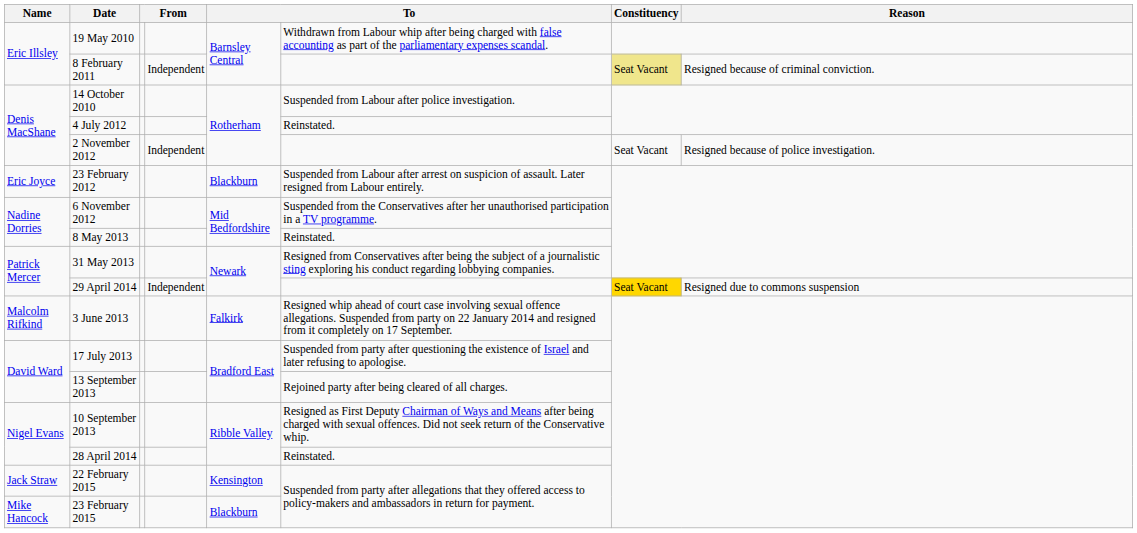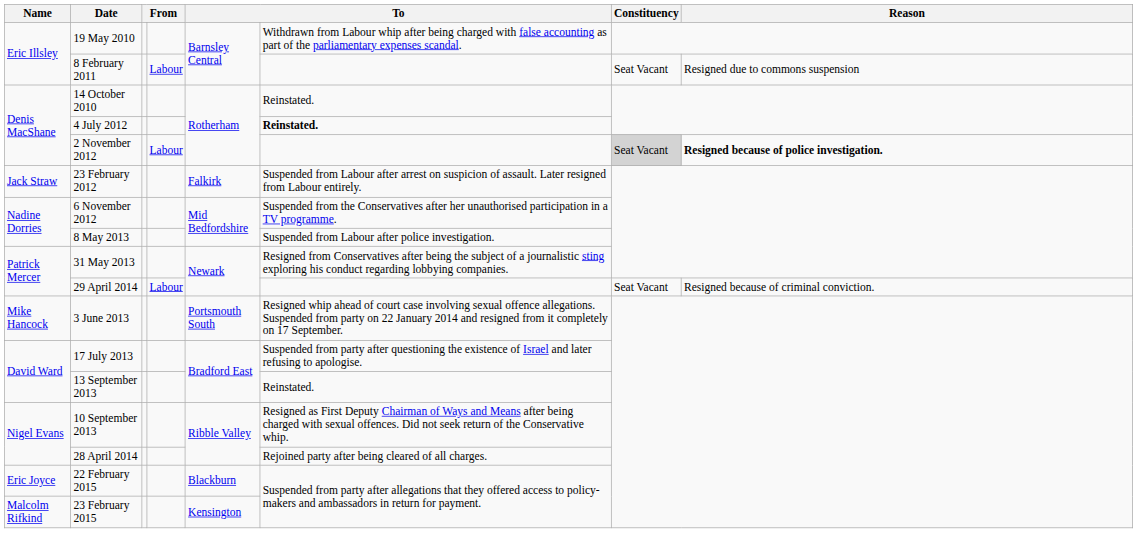(176, 69) Independent -> (166, 69) Labour
(641, 69) khaki background -> (641, 69) no background
(779, 69) Resigned because of criminal conviction. -> (772, 69) Resigned due to commons suspension
(399, 100) Suspended from Labour after police investigation. -> (288, 100) Reinstated.
(309, 125) normal -> (290, 125) bold
(176, 150) Independent -> (166, 150) Labour
(641, 150) no background -> (641, 150) lightgrey background
(779, 150) normal -> (783, 150) bold
(31, 181) Eric Joyce -> (32, 181) Jack Straw
(234, 181) Blackburn -> (205, 181) Falkirk
(309, 237) Reinstated. -> (378, 237) Suspended from Labour after police investigation.
(176, 287) Independent -> (166, 287) Labour
(641, 287) gold background -> (641, 287) no background
(772, 287) Resigned due to commons suspension -> (779, 287) Resigned because of criminal conviction.
(28, 318) Malcolm Rifkind -> (27, 318) Mike Hancock
(226, 318) Falkirk -> (215, 318) Portsmouth South
(395, 387) Rejoined party after being cleared of all charges. -> (288, 387) Reinstated.
(309, 456) Reinstated. -> (375, 456) Rejoined party after being cleared of all charges.
(32, 480) Jack Straw -> (31, 480) Eric Joyce
(236, 480) Kensington -> (212, 480) Blackburn
(27, 512) Mike Hancock -> (28, 512) Malcolm Rifkind
(234, 512) Blackburn -> (215, 512) Kensington
